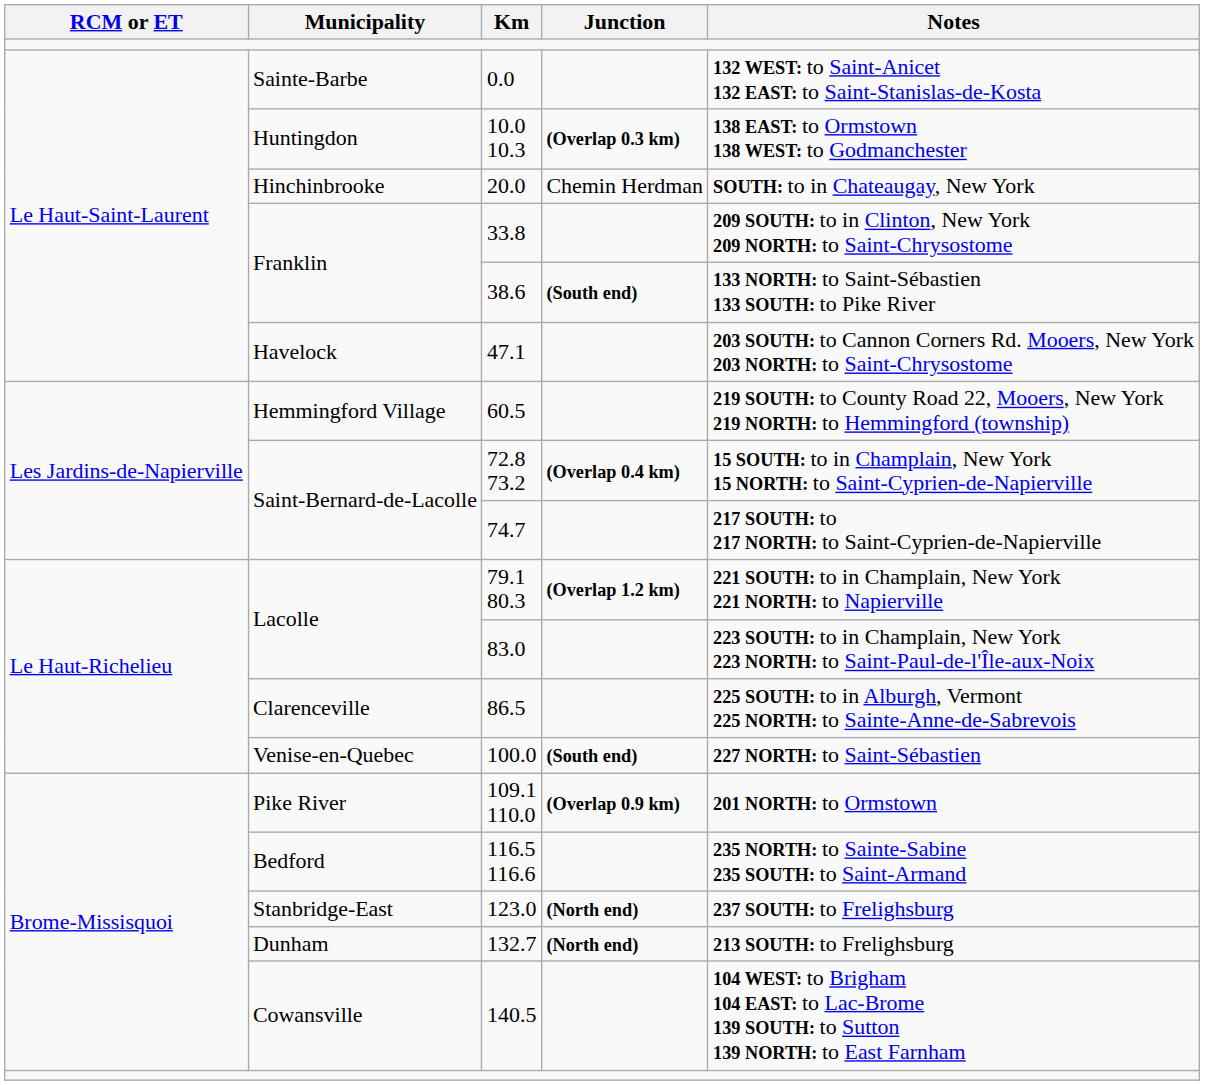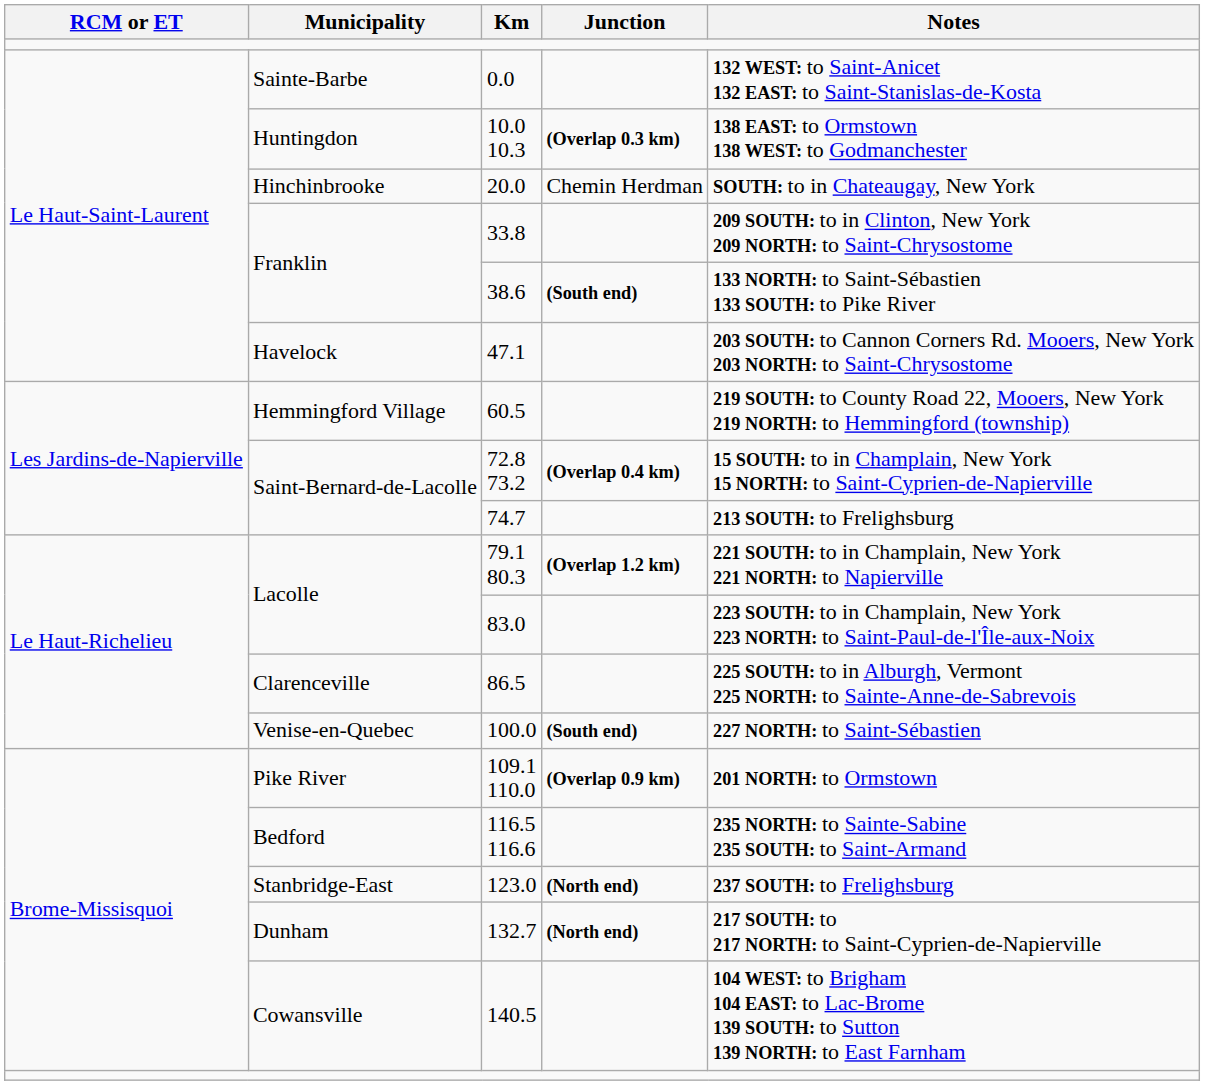(907, 529) 217 SOUTH: to 217 NORTH: to Saint-Cyprien-de-Napierville -> (833, 517) 213 SOUTH: to Frelighsburg
(833, 943) 213 SOUTH: to Frelighsburg -> (907, 931) 217 SOUTH: to 217 NORTH: to Saint-Cyprien-de-Napierville
